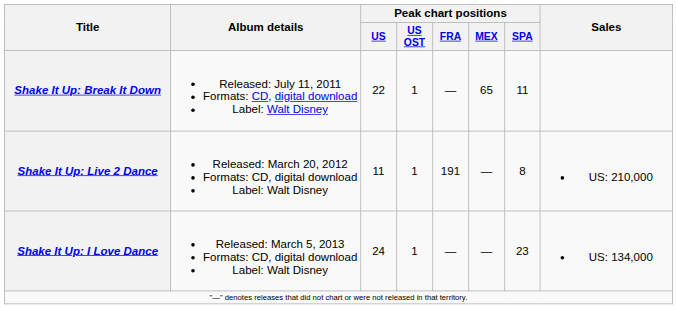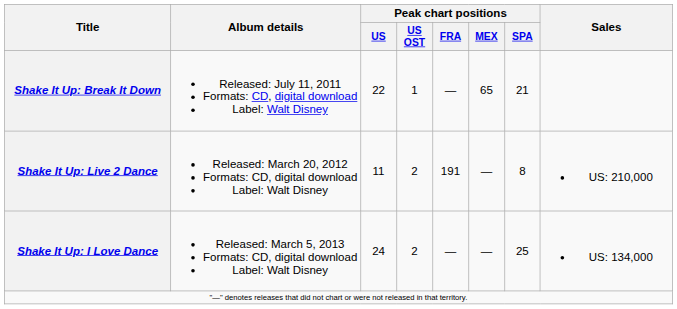(522, 90) 11 -> (522, 90) 21
(415, 170) 1 -> (415, 170) 2
(415, 251) 1 -> (415, 251) 2
(522, 251) 23 -> (522, 251) 25
